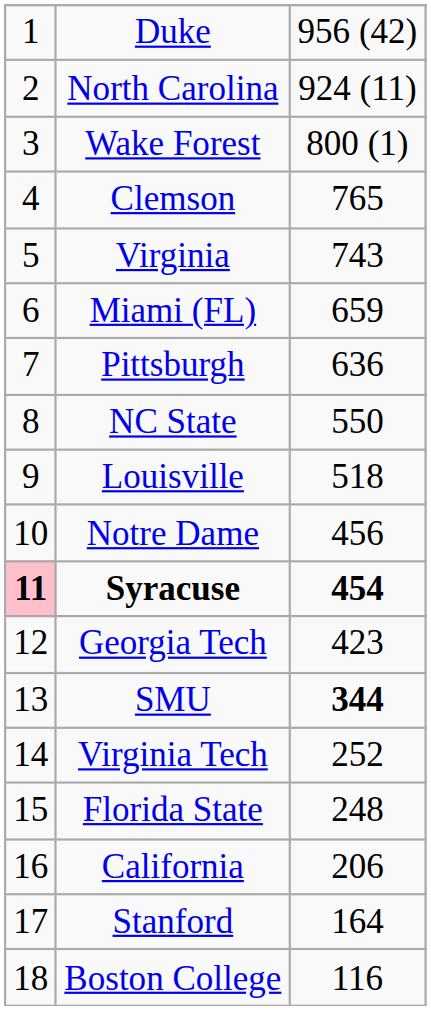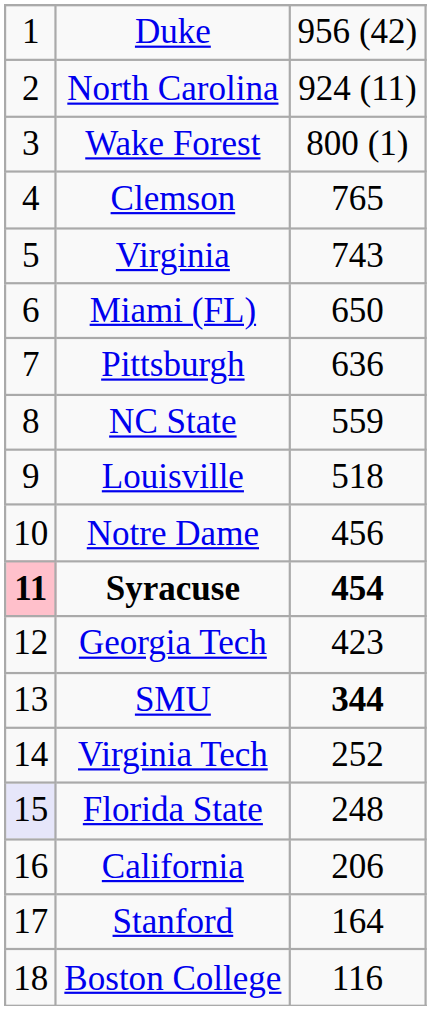(357, 310) 659 -> (357, 310) 650
(357, 421) 550 -> (357, 421) 559
(31, 810) no background -> (31, 810) lavender background
